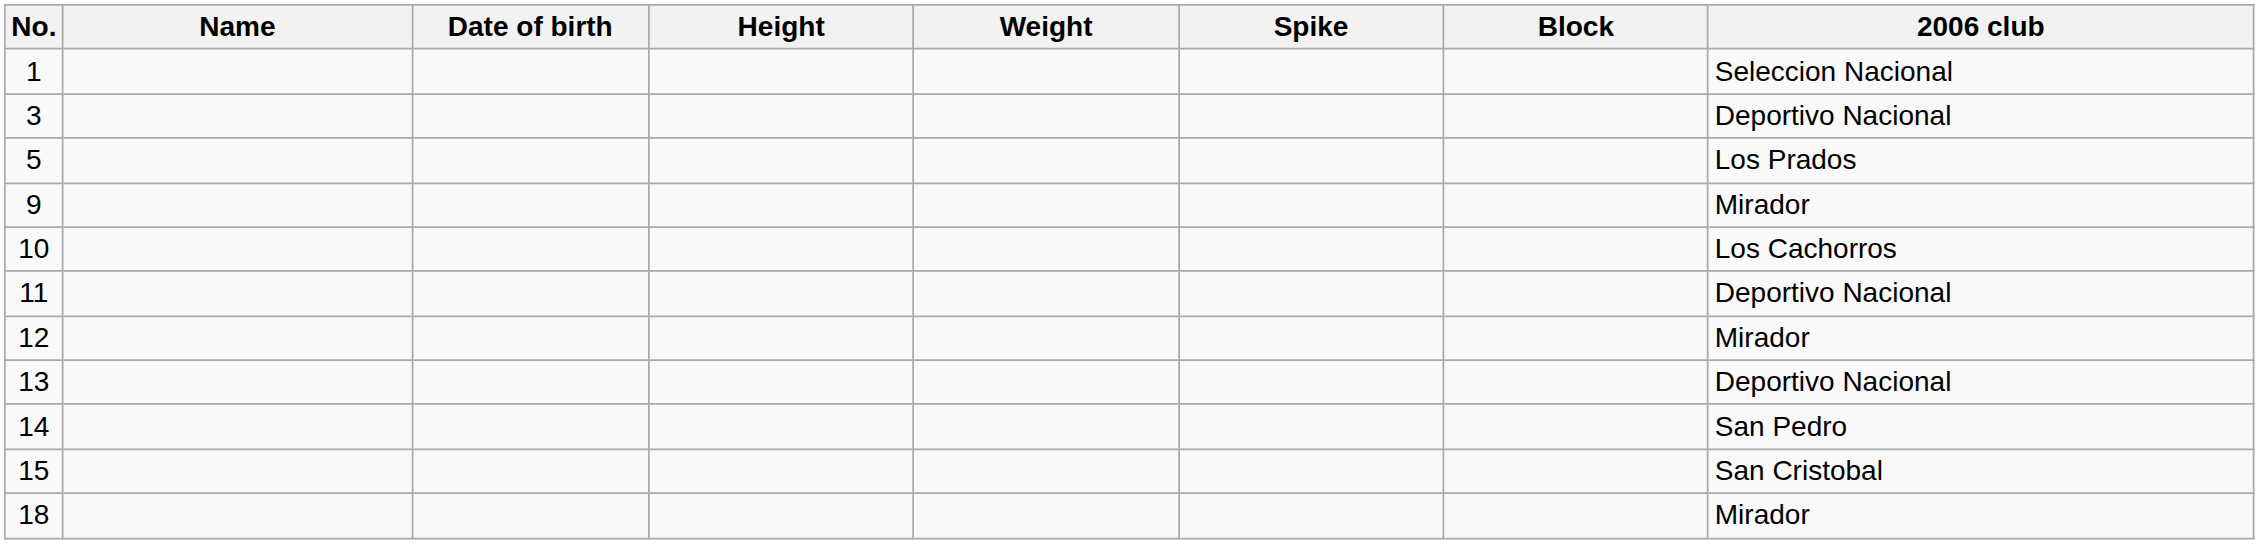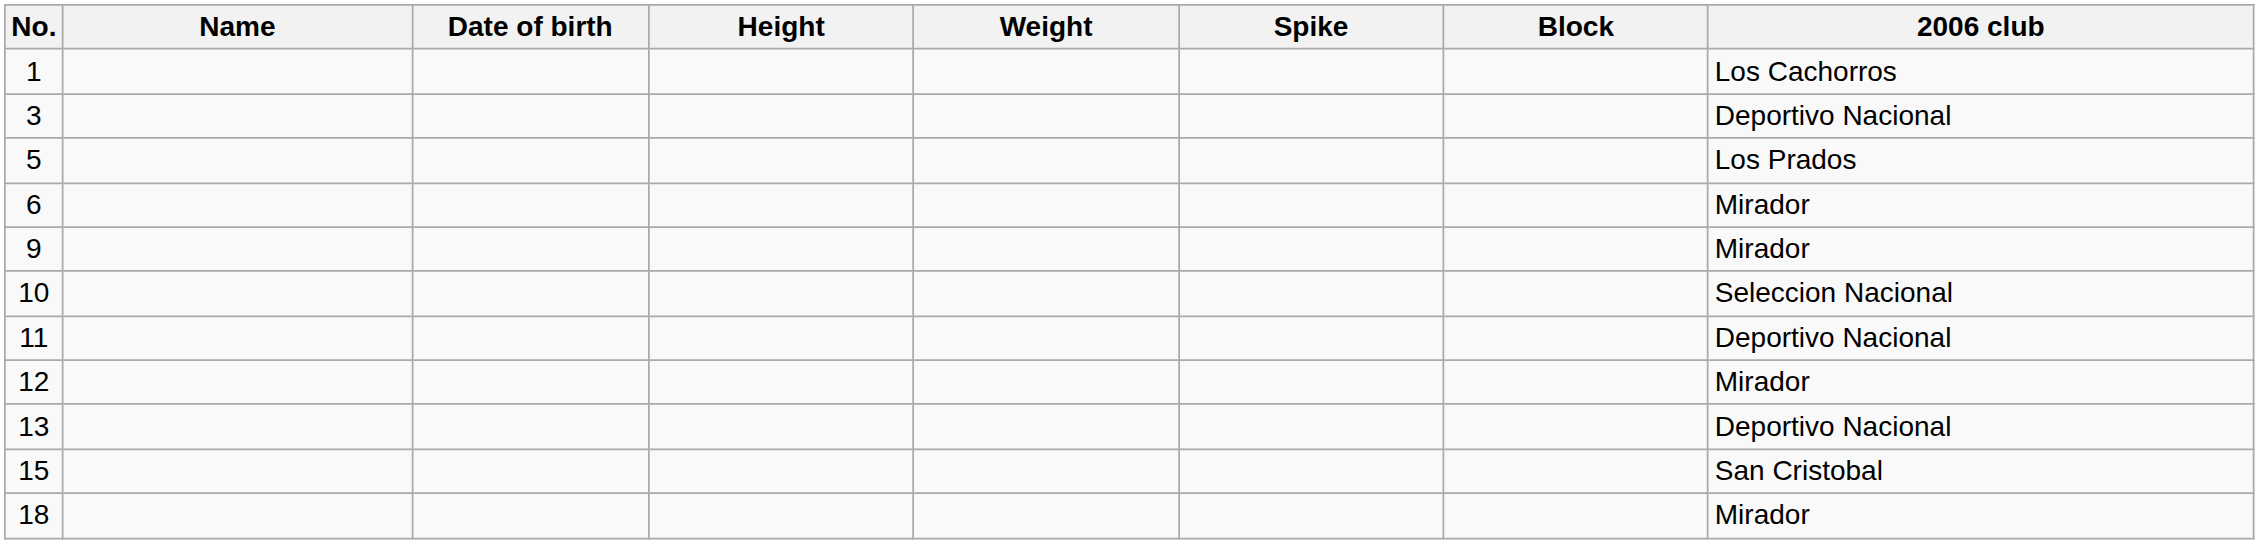(1834, 71) Seleccion Nacional -> (1806, 71) Los Cachorros
+ row: (34, 204)
(1806, 248) Los Cachorros -> (1834, 293) Seleccion Nacional
- row: (34, 426)
